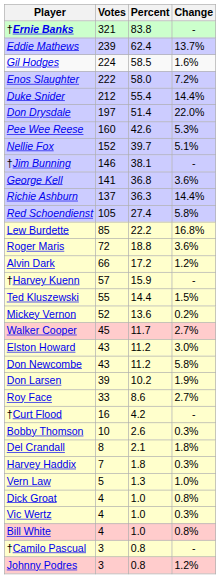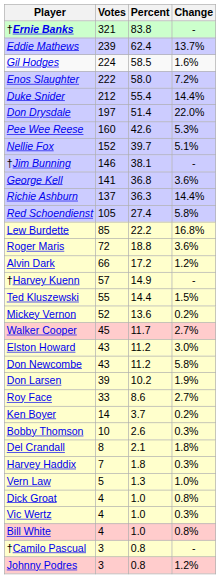(141, 280) 15.9 -> (141, 280) 14.9
- row: (34, 414)
+ row: (31, 414)
